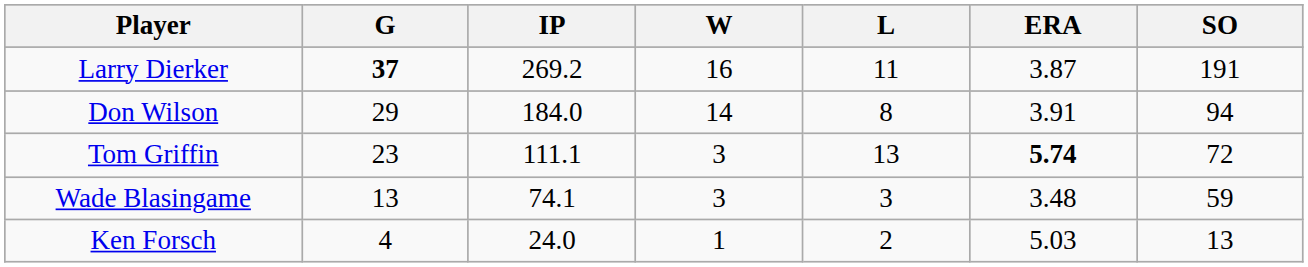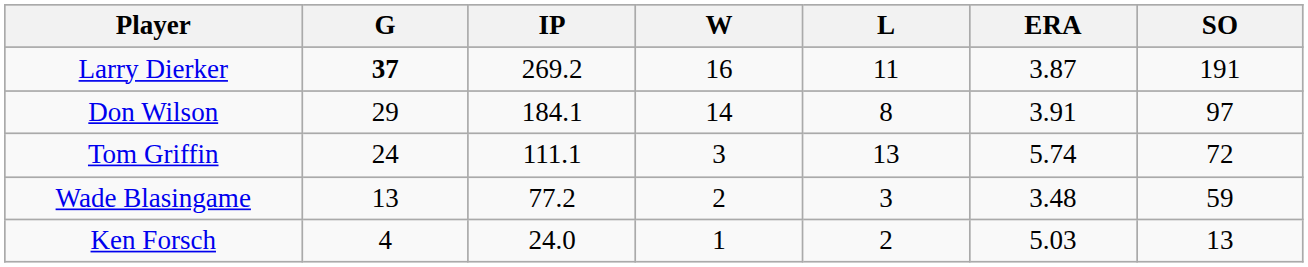(552, 111) 184.0 -> (552, 111) 184.1
(1220, 111) 94 -> (1220, 111) 97
(385, 154) 23 -> (385, 154) 24
(1053, 154) bold -> (1053, 154) normal
(552, 197) 74.1 -> (552, 197) 77.2
(719, 197) 3 -> (719, 197) 2
